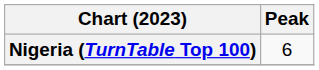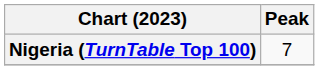(287, 49) 6 -> (287, 49) 7
